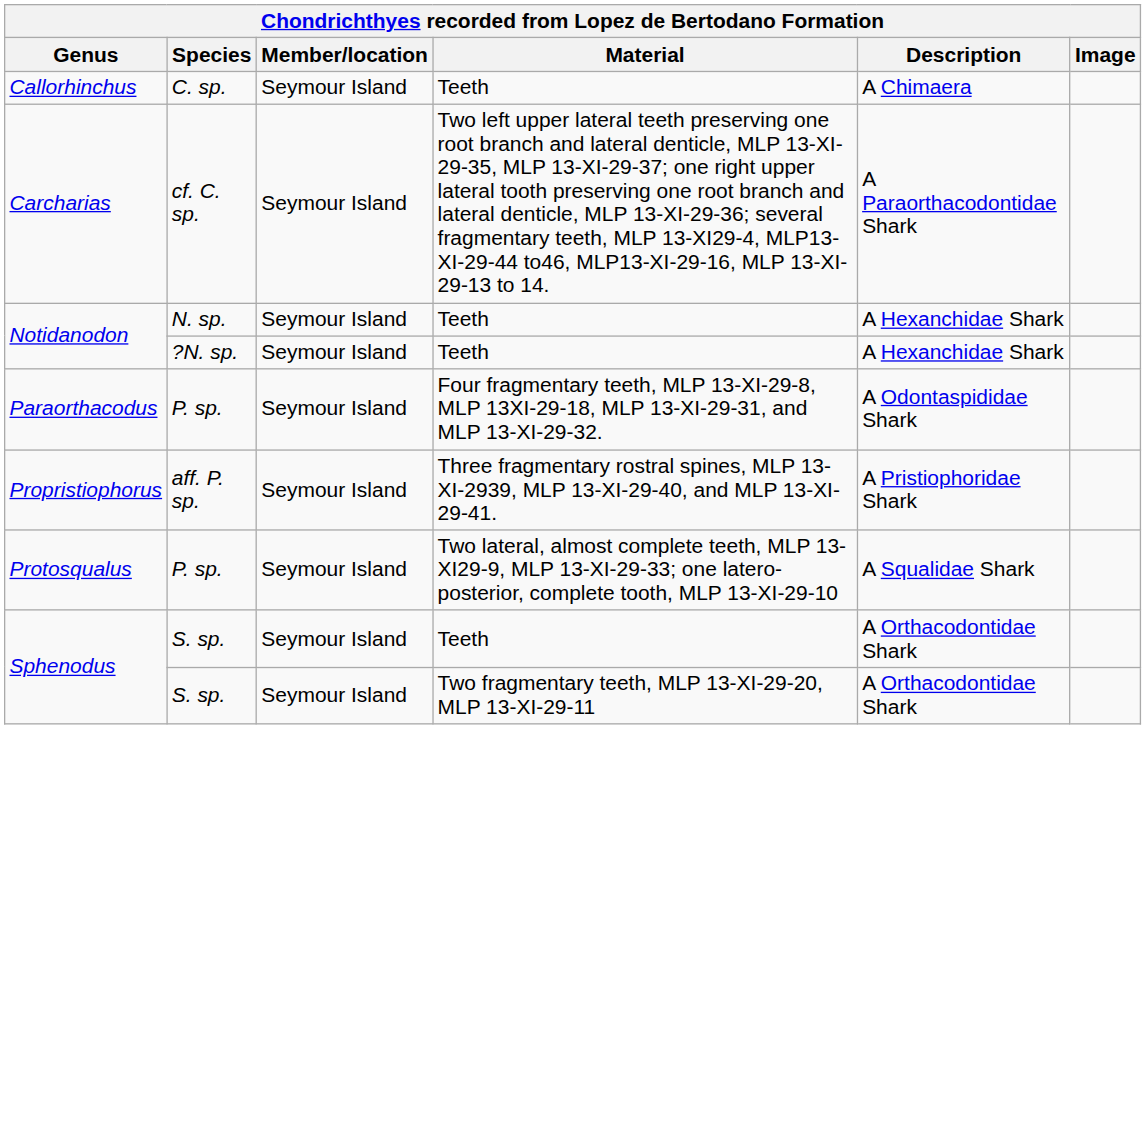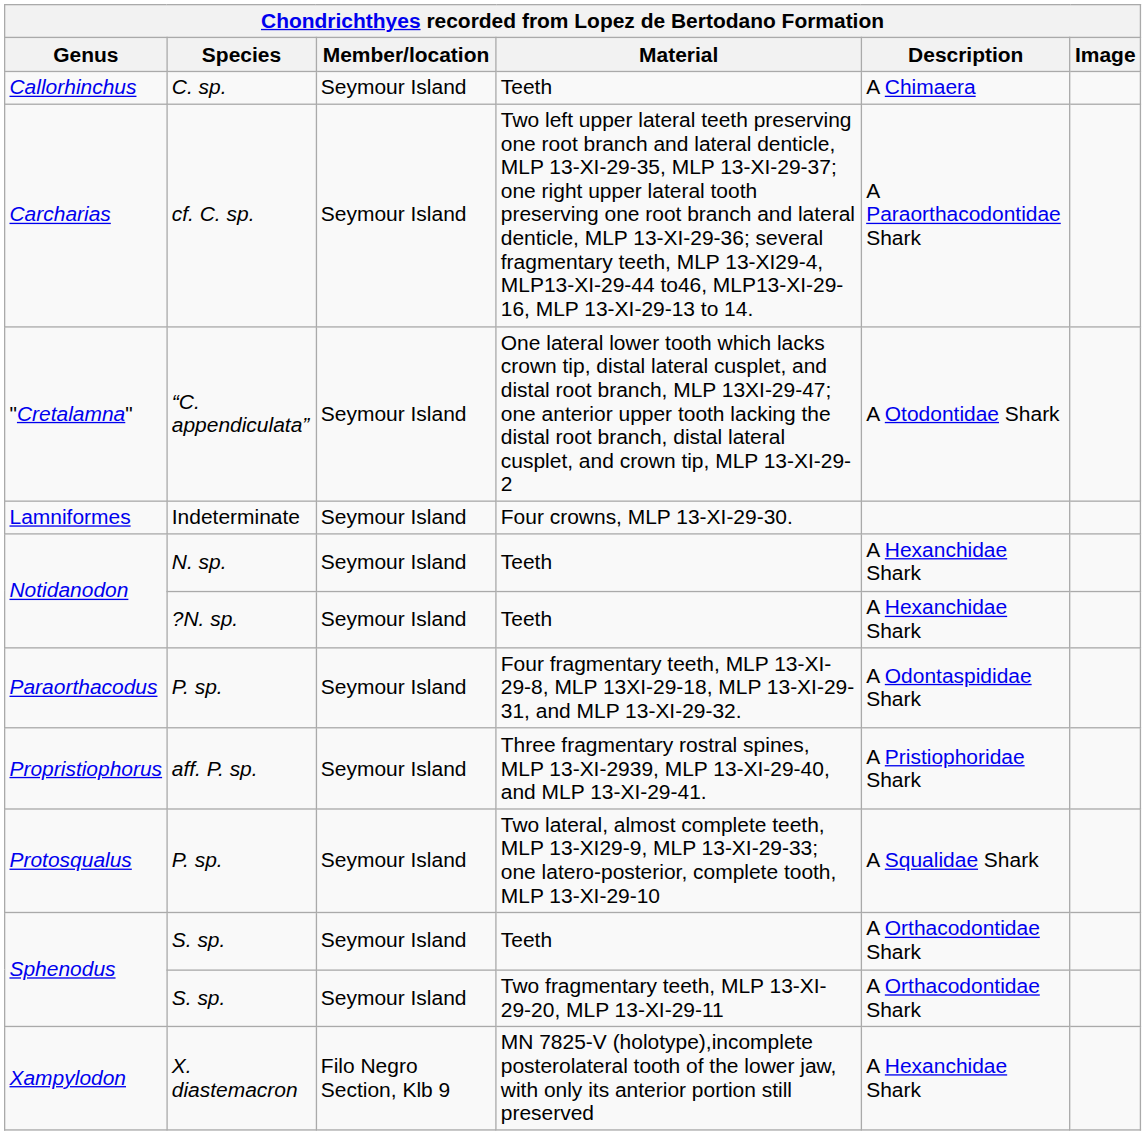+ row: (71, 413)
+ row: (70, 517)
+ row: (68, 1078)
